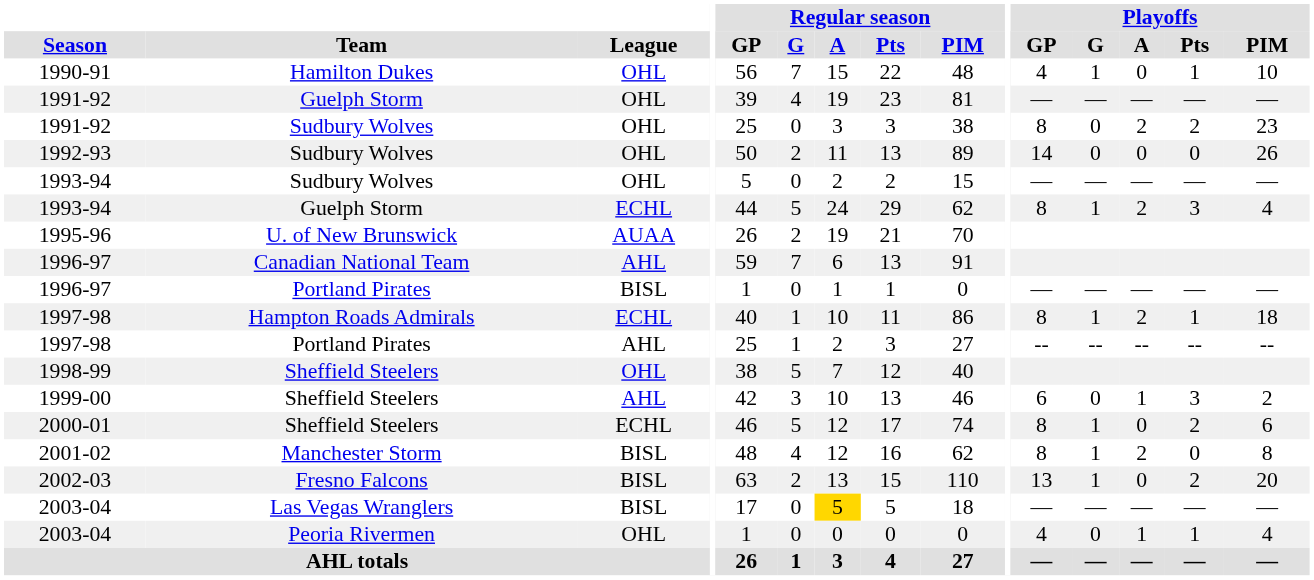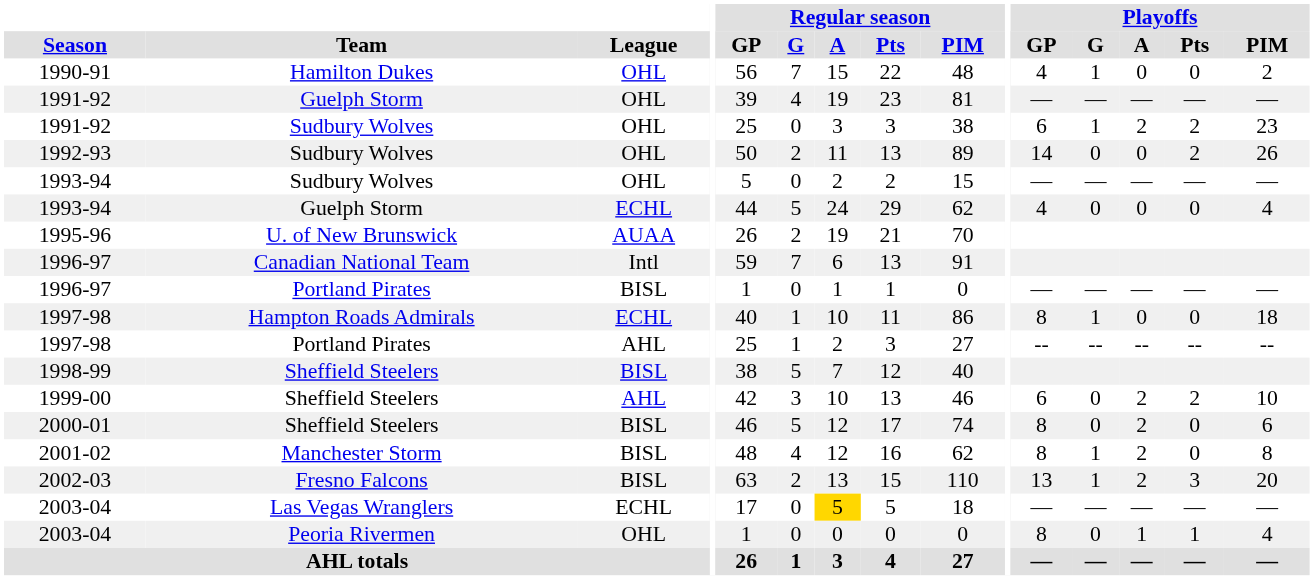(1195, 71) 1 -> (1195, 71) 0
(1267, 71) 10 -> (1267, 71) 2
(1041, 126) 8 -> (1041, 126) 6
(1096, 126) 0 -> (1096, 126) 1
(1195, 153) 0 -> (1195, 153) 2
(1041, 207) 8 -> (1041, 207) 4
(1096, 207) 1 -> (1096, 207) 0
(1142, 207) 2 -> (1142, 207) 0
(1195, 207) 3 -> (1195, 207) 0
(644, 262) AHL -> (644, 262) Intl
(1142, 316) 2 -> (1142, 316) 0
(1195, 316) 1 -> (1195, 316) 0
(644, 371) OHL -> (644, 371) BISL
(1142, 398) 1 -> (1142, 398) 2
(1195, 398) 3 -> (1195, 398) 2
(1267, 398) 2 -> (1267, 398) 10
(644, 425) ECHL -> (644, 425) BISL
(1096, 425) 1 -> (1096, 425) 0
(1142, 425) 0 -> (1142, 425) 2
(1195, 425) 2 -> (1195, 425) 0
(1142, 479) 0 -> (1142, 479) 2
(1195, 479) 2 -> (1195, 479) 3
(644, 507) BISL -> (644, 507) ECHL
(1041, 534) 4 -> (1041, 534) 8
